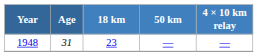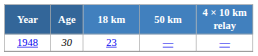(67, 43) 31 -> (67, 43) 30
